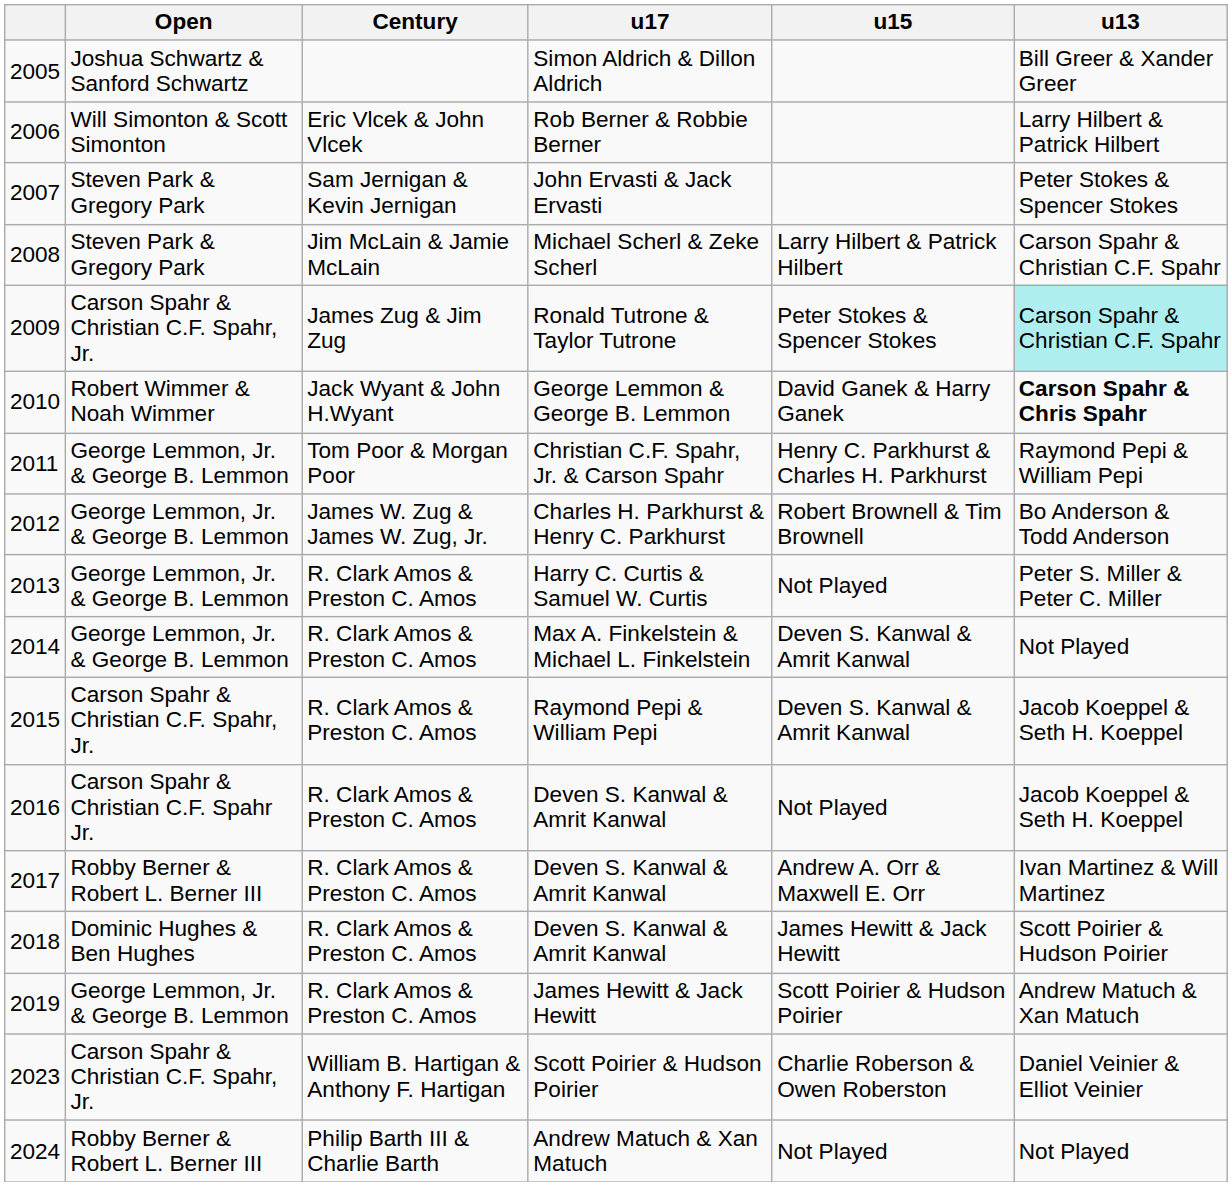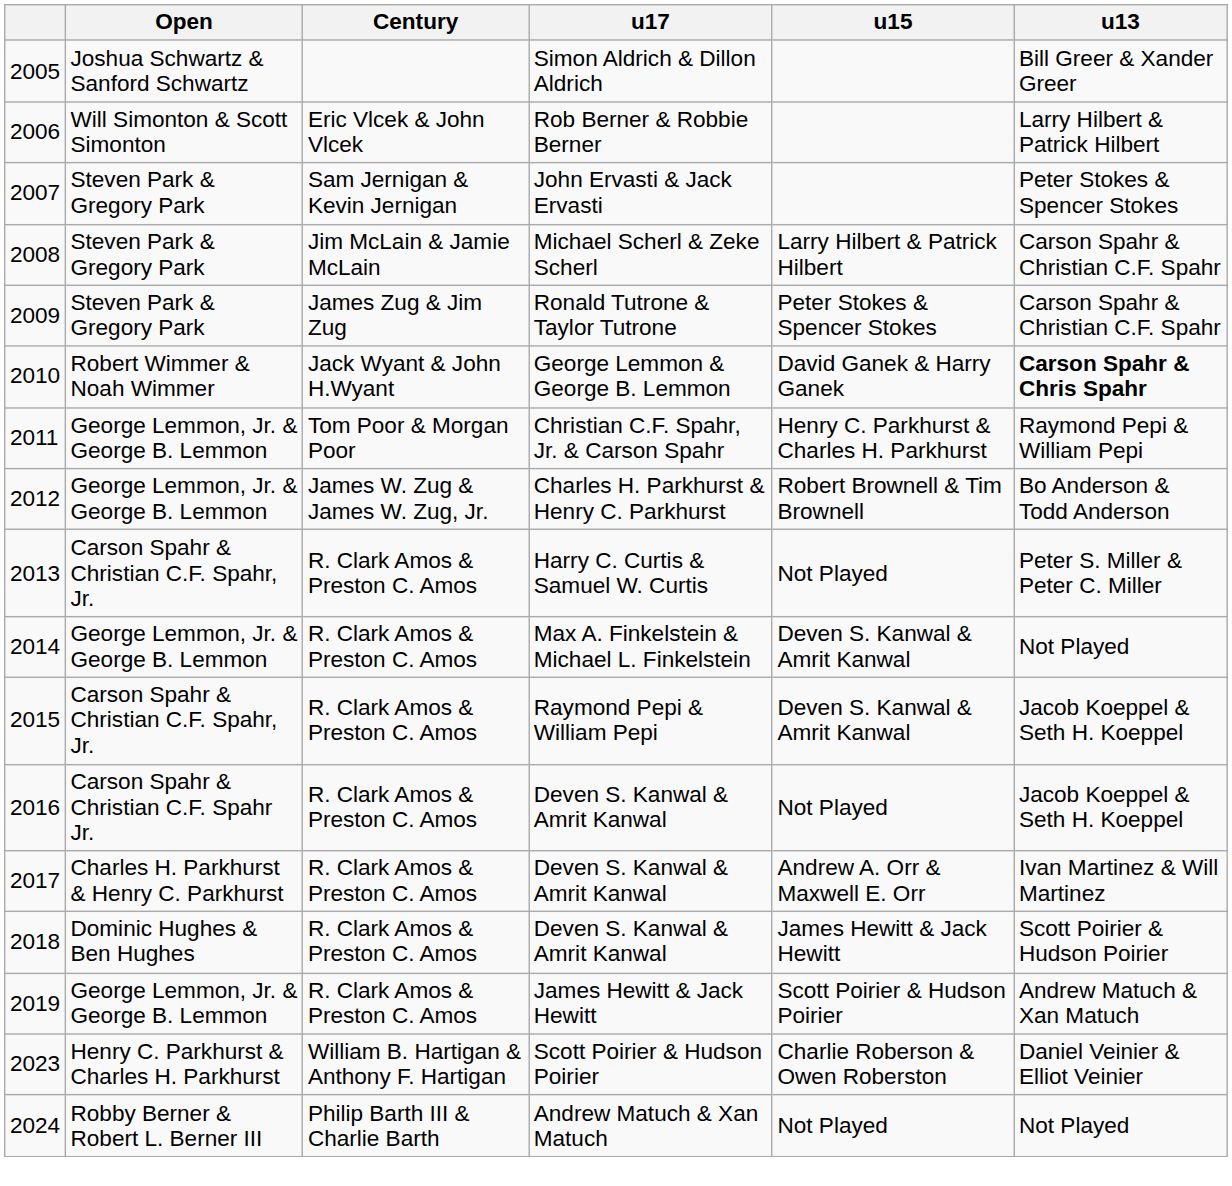(174, 328) Carson Spahr & Christian C.F. Spahr, Jr. -> (143, 315) Steven Park & Gregory Park
(1120, 328) paleturquoise background -> (1120, 315) no background
(180, 585) George Lemmon, Jr. & George B. Lemmon -> (174, 572) Carson Spahr & Christian C.F. Spahr, Jr.
(166, 880) Robby Berner & Robert L. Berner III -> (177, 880) Charles H. Parkhurst & Henry C. Parkhurst
(174, 1077) Carson Spahr & Christian C.F. Spahr, Jr. -> (177, 1064) Henry C. Parkhurst & Charles H. Parkhurst
